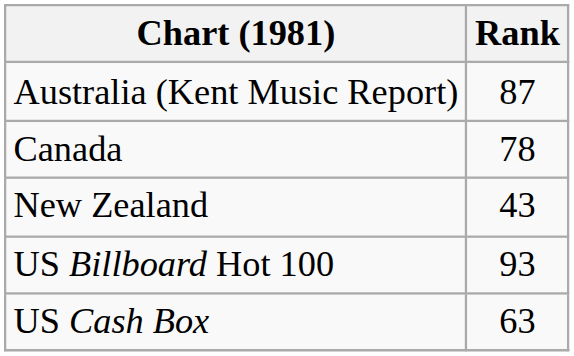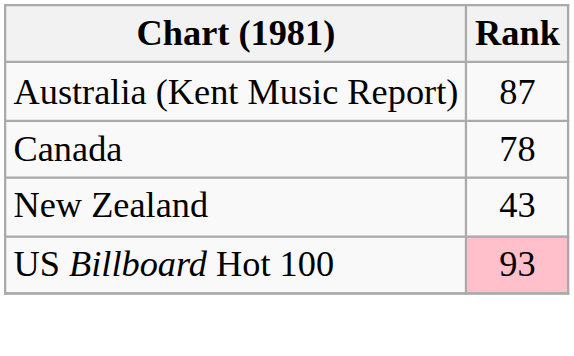(517, 263) no background -> (517, 263) pink background
- row: (111, 321)
